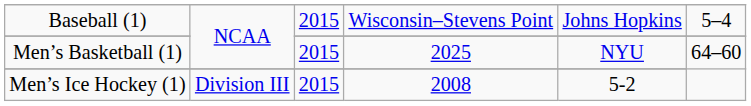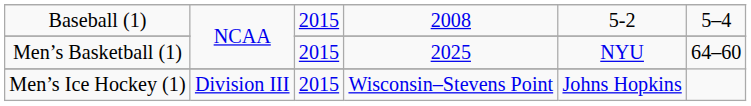(451, 20) Wisconsin–Stevens Point -> (451, 20) 2008
(622, 20) Johns Hopkins -> (622, 20) 5-2
(451, 84) 2008 -> (451, 84) Wisconsin–Stevens Point
(622, 84) 5-2 -> (622, 84) Johns Hopkins
